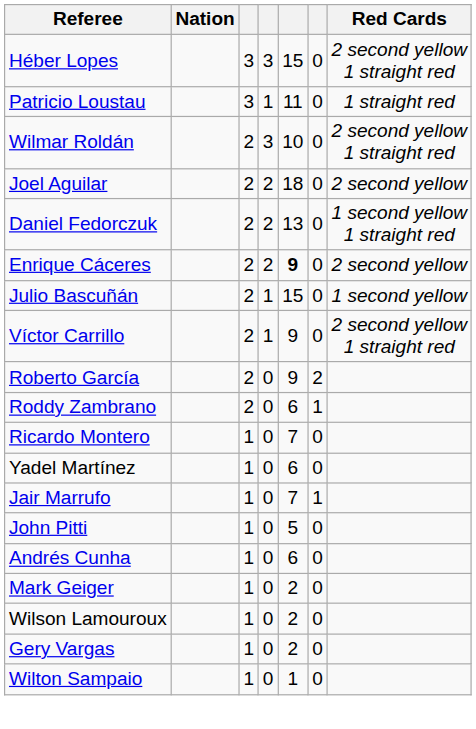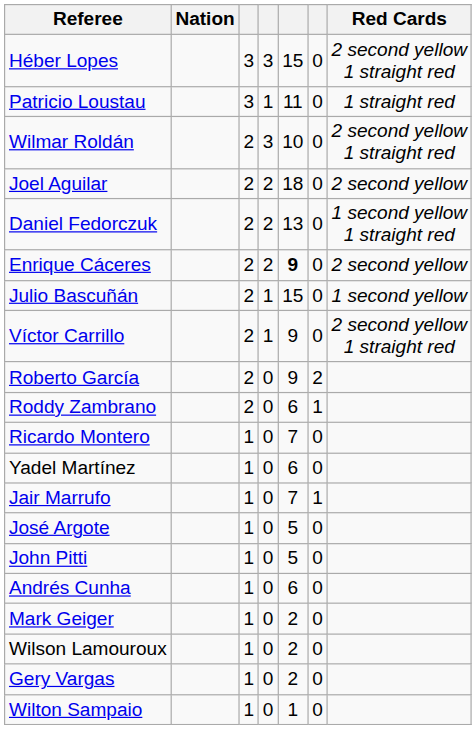+ row: (59, 528)
